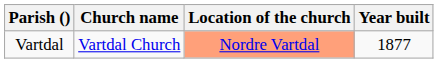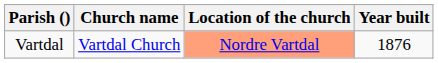(394, 44) 1877 -> (394, 44) 1876
